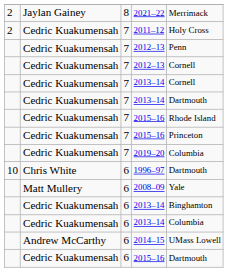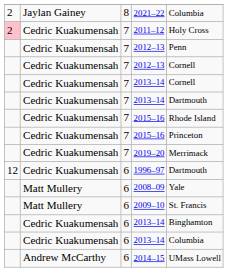(188, 13) Merrimack -> (186, 13) Columbia
(10, 30) no background -> (10, 30) pink background
(186, 153) Columbia -> (188, 153) Merrimack
(12, 170) 10 -> (12, 170) 12
(50, 170) Chris White -> (71, 170) Cedric Kuakumensah
+ row: (126, 205)
- row: (126, 258)
